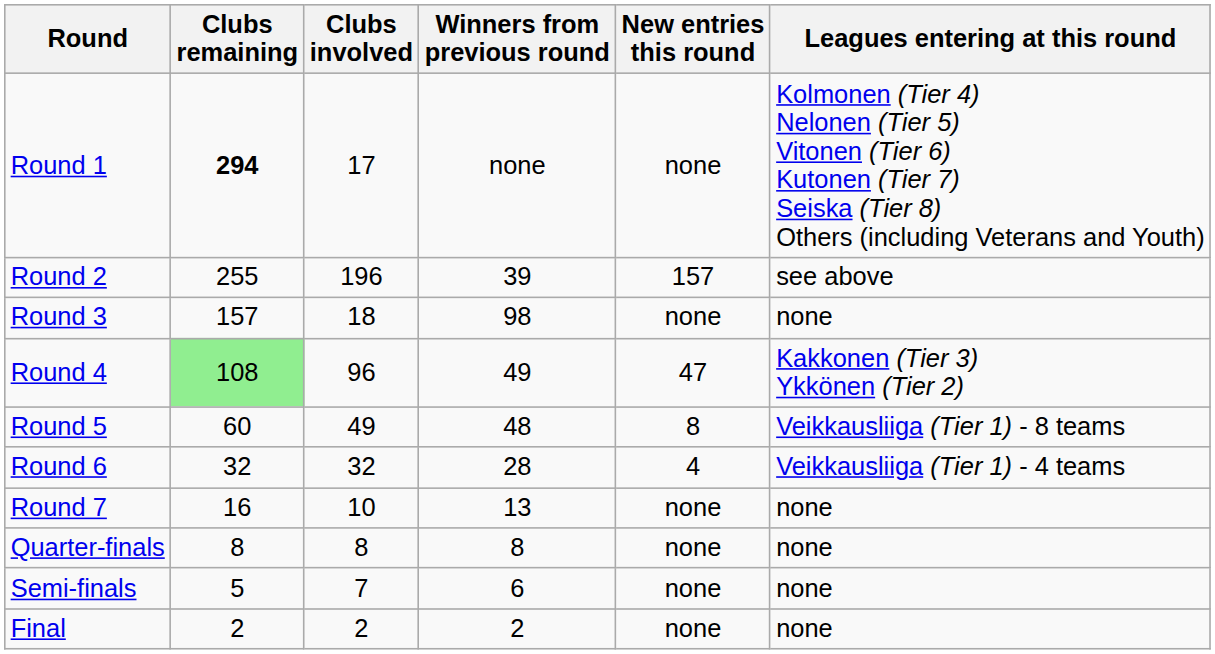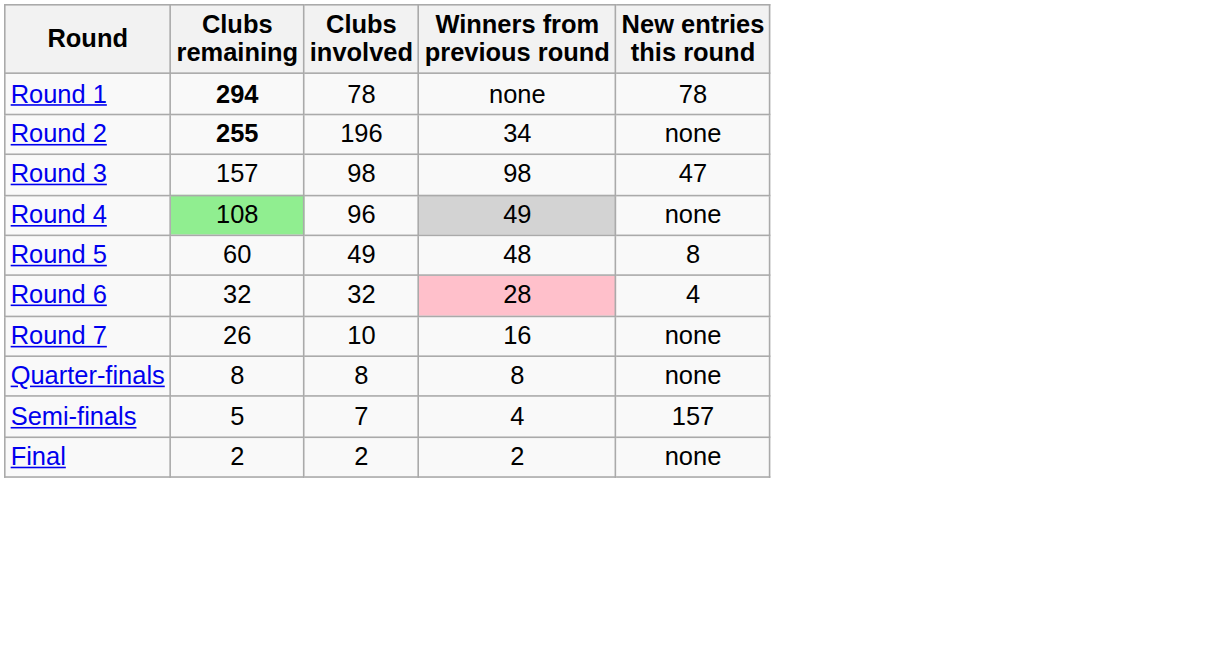- column: (990, 38)
(361, 165) 17 -> (361, 93) 78
(693, 165) none -> (693, 93) 78
(237, 277) normal -> (237, 133) bold
(517, 277) 39 -> (517, 133) 34
(693, 277) 157 -> (693, 133) none
(361, 317) 18 -> (361, 174) 98
(693, 317) none -> (693, 174) 47
(517, 372) no background -> (517, 214) lightgrey background
(693, 372) 47 -> (693, 214) none
(517, 467) no background -> (517, 295) pink background
(237, 507) 16 -> (237, 335) 26
(517, 507) 13 -> (517, 335) 16
(517, 588) 6 -> (517, 416) 4
(693, 588) none -> (693, 416) 157
